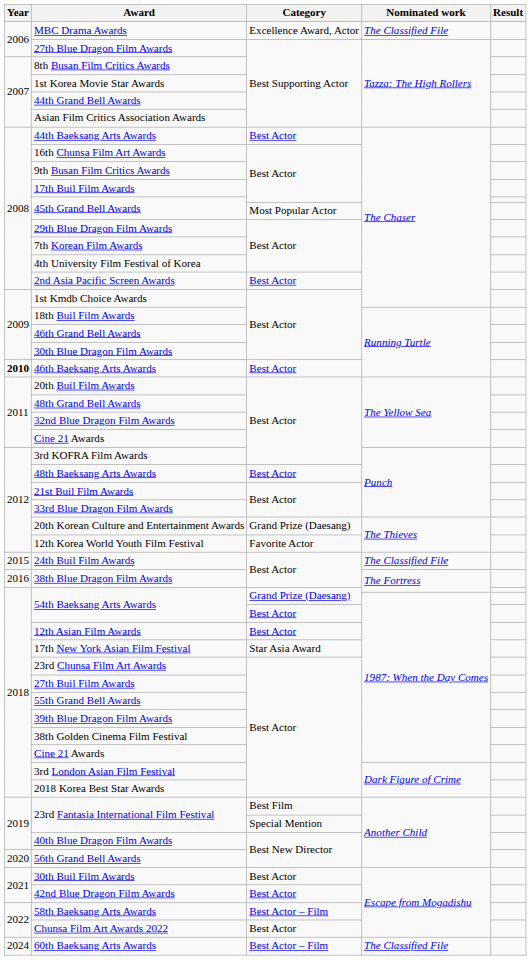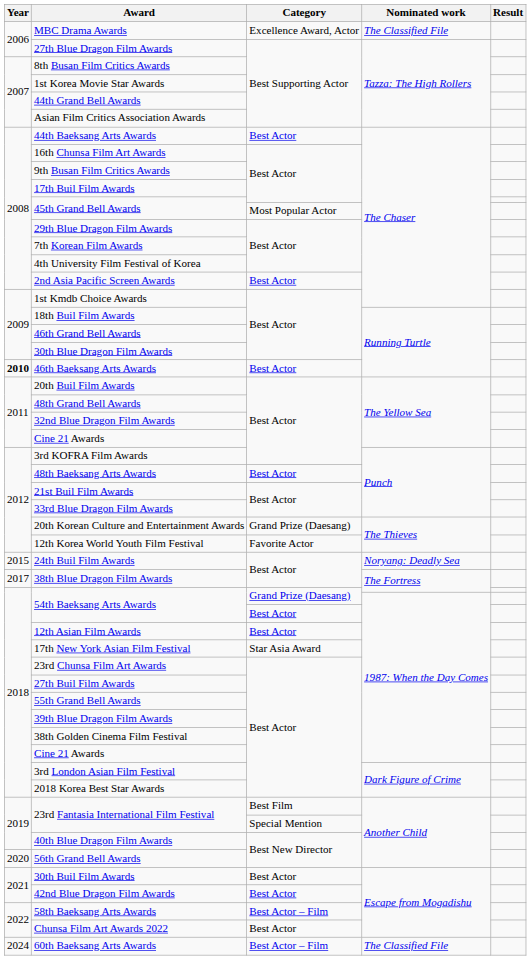(406, 561) The Classified File -> (412, 561) Noryang: Deadly Sea
(18, 578) 2016 -> (18, 578) 2017
